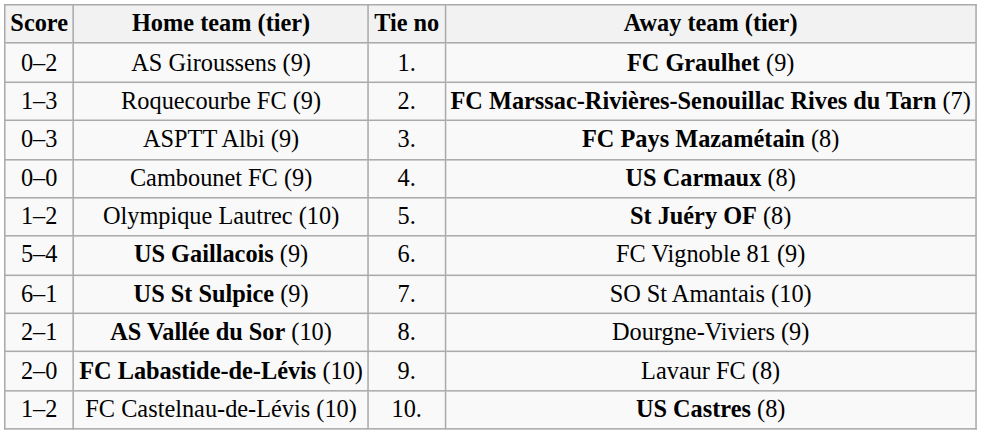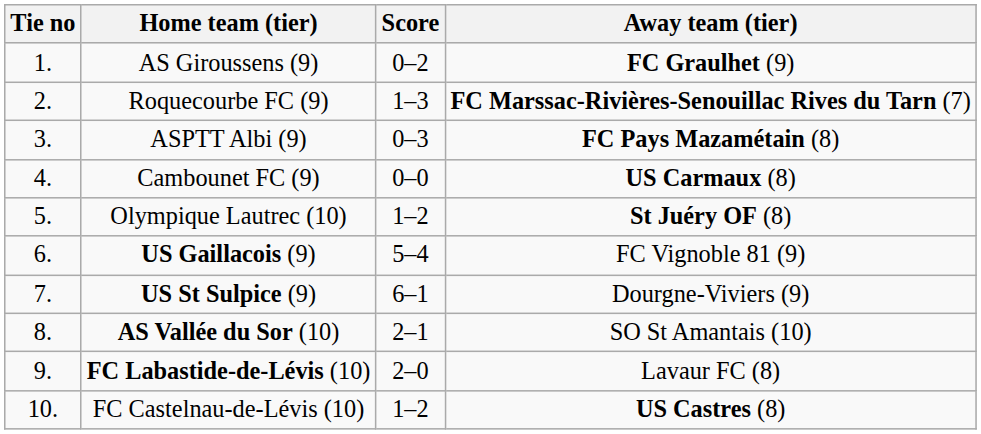columns swapped: (407, 23) <-> (39, 23)
(711, 293) SO St Amantais (10) -> (711, 293) Dourgne-Viviers (9)
(711, 332) Dourgne-Viviers (9) -> (711, 332) SO St Amantais (10)
